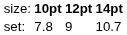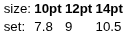(109, 27) 10.7 -> (109, 27) 10.5
